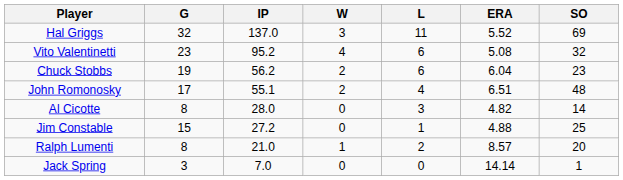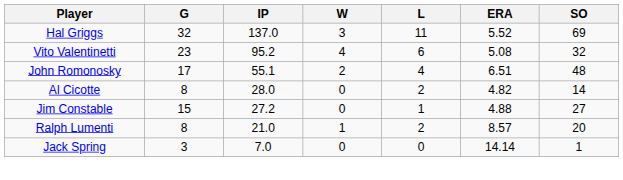- row: (75, 71)
(421, 109) 3 -> (421, 90) 2
(579, 128) 25 -> (579, 109) 27
